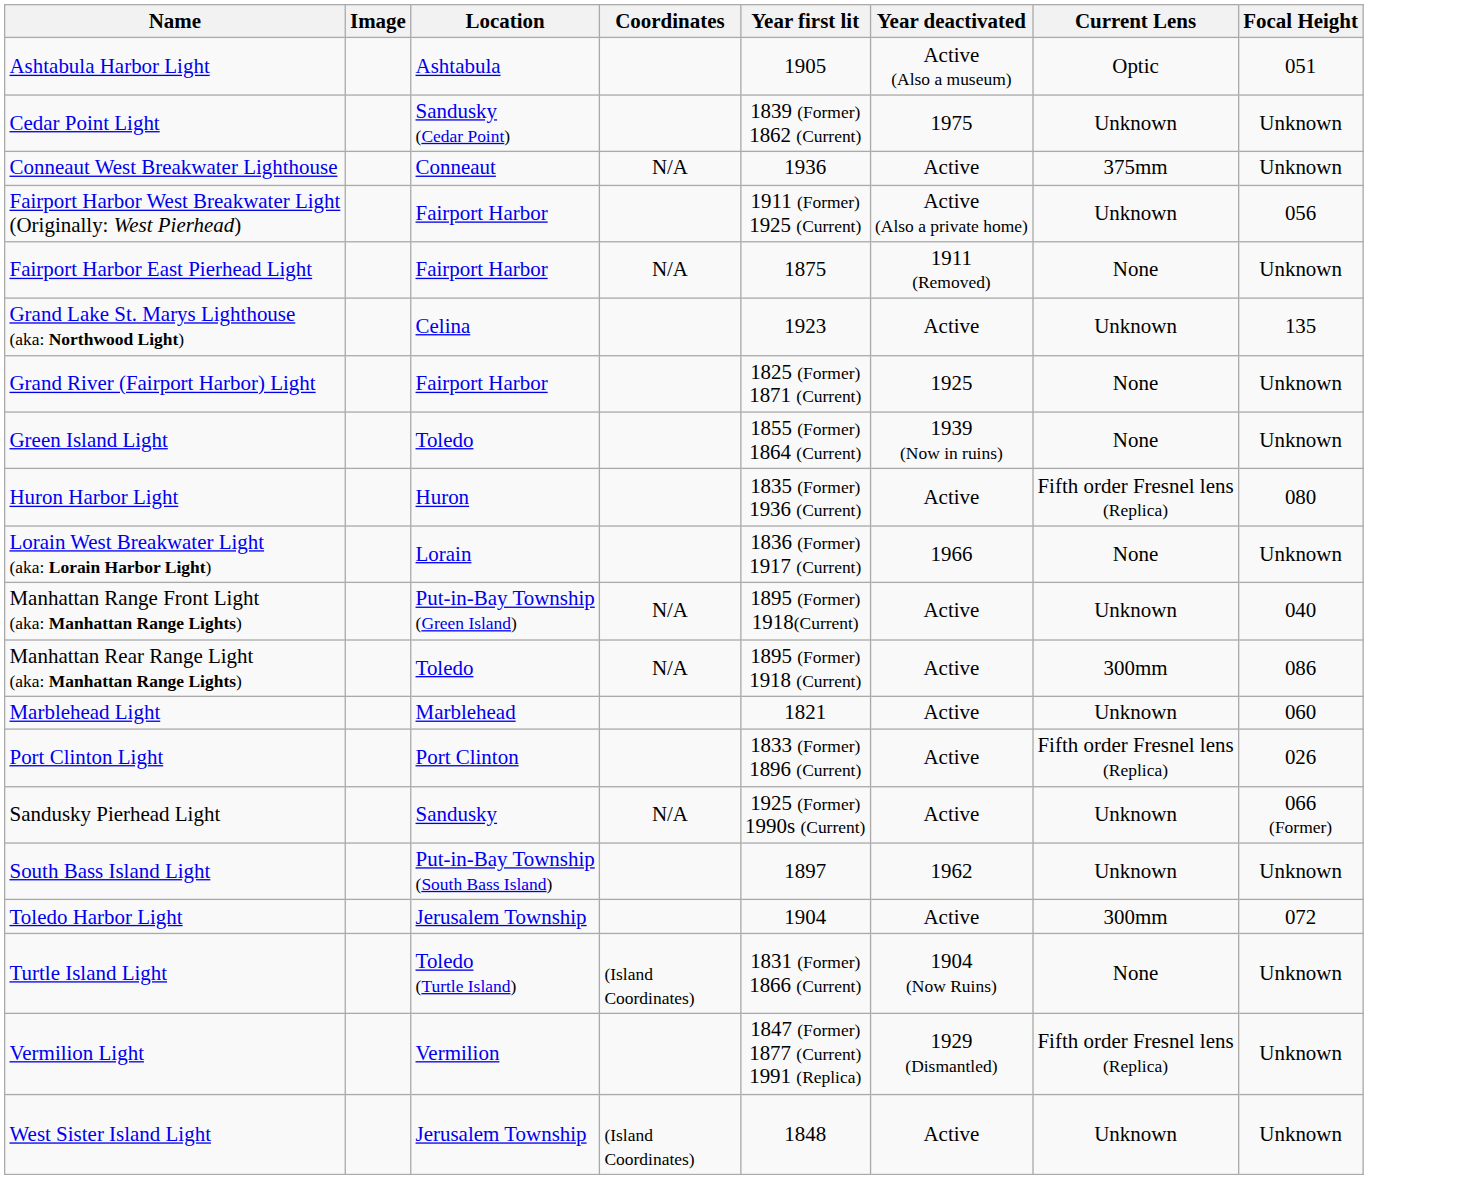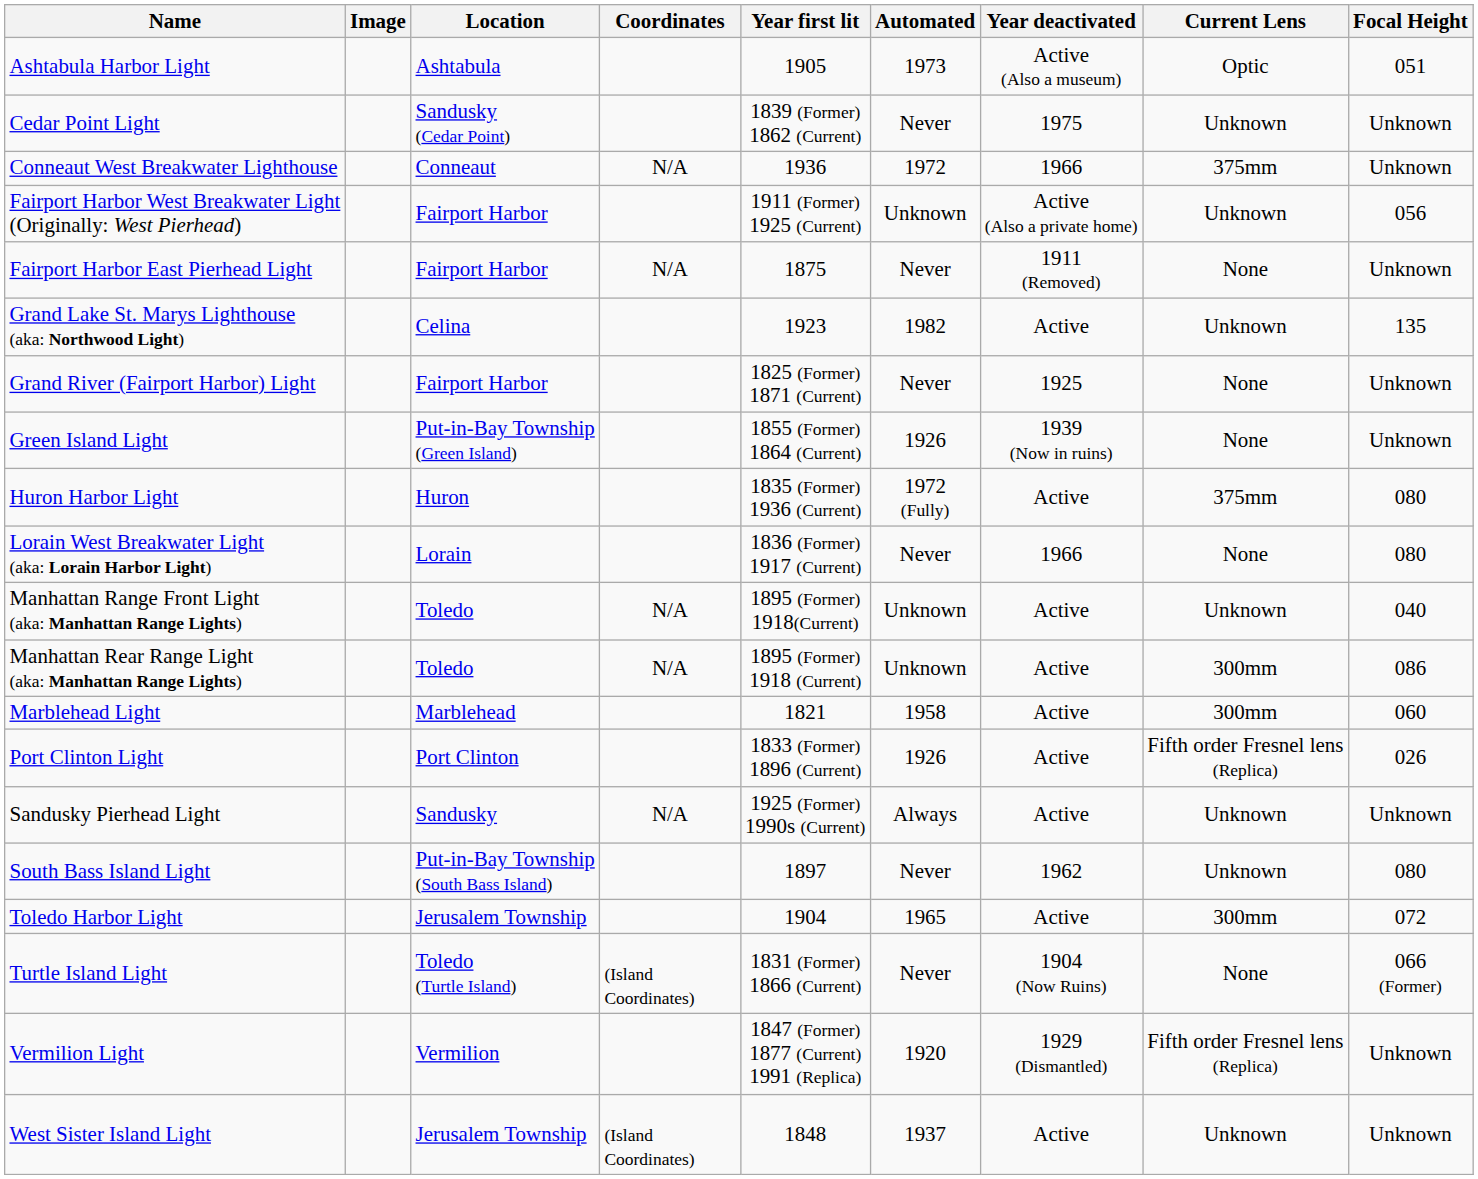+ column: (925, 21)
(951, 168) Active -> (1061, 168) 1966
(444, 440) Toledo -> (505, 440) Put-in-Bay Township (Green Island)
(1136, 497) Fifth order Fresnel lens (Replica) -> (1245, 497) 375mm
(1301, 553) Unknown -> (1410, 553) 080
(505, 610) Put-in-Bay Township (Green Island) -> (444, 610) Toledo
(1136, 712) Unknown -> (1245, 712) 300mm
(1301, 814) 066 (Former) -> (1410, 814) Unknown
(1301, 871) Unknown -> (1410, 871) 080
(1301, 973) Unknown -> (1410, 973) 066 (Former)
